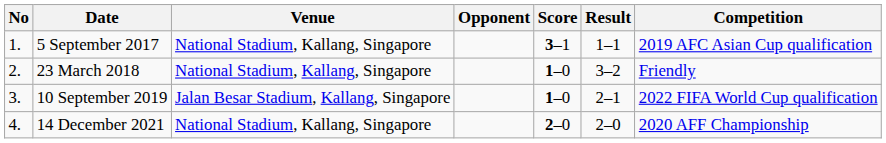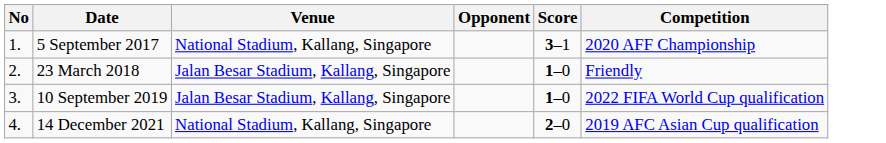- column: (608, 17)
(755, 44) 2019 AFC Asian Cup qualification -> (670, 44) 2020 AFF Championship
(303, 71) National Stadium, Kallang, Singapore -> (313, 71) Jalan Besar Stadium, Kallang, Singapore
(724, 124) 2020 AFF Championship -> (702, 124) 2019 AFC Asian Cup qualification
